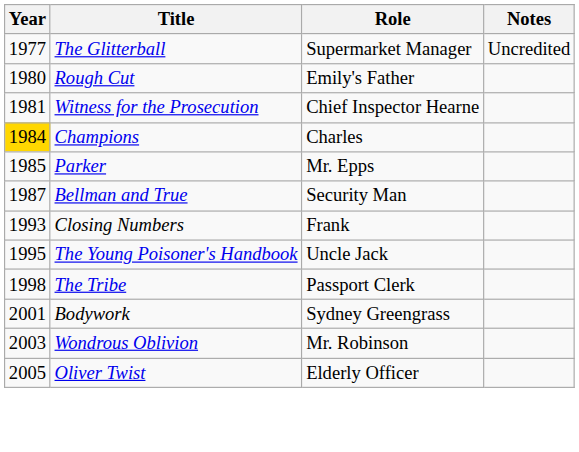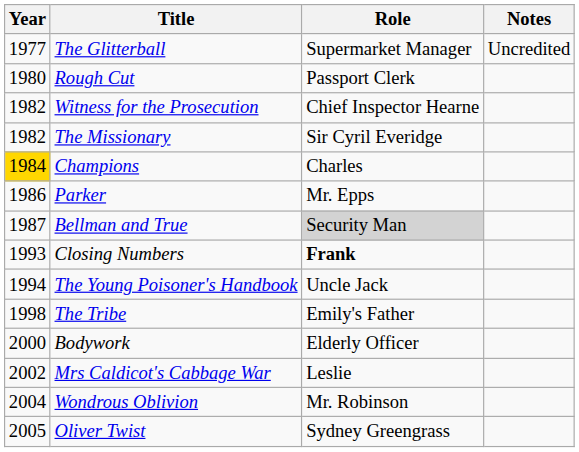(360, 78) Emily's Father -> (361, 78) Passport Clerk
(27, 107) 1981 -> (27, 107) 1982
+ row: (113, 136)
(27, 166) 1985 -> (27, 195) 1986
(356, 195) no background -> (356, 225) lightgrey background
(328, 225) normal -> (331, 254) bold
(27, 254) 1995 -> (27, 284) 1994
(361, 284) Passport Clerk -> (360, 313) Emily's Father
(27, 313) 2001 -> (27, 343) 2000
(378, 313) Sydney Greengrass -> (362, 343) Elderly Officer
+ row: (163, 372)
(27, 343) 2003 -> (27, 401) 2004
(362, 372) Elderly Officer -> (378, 431) Sydney Greengrass
